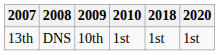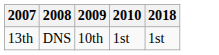- column: (197, 15)
